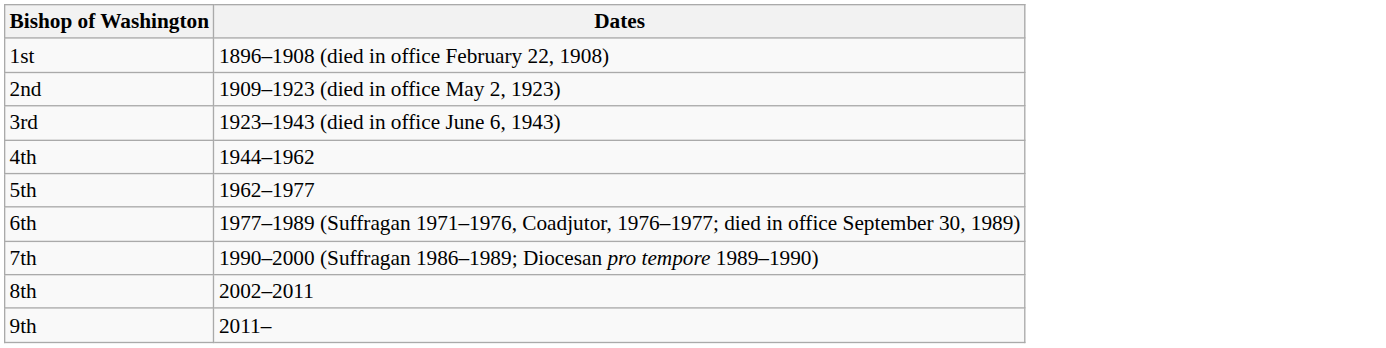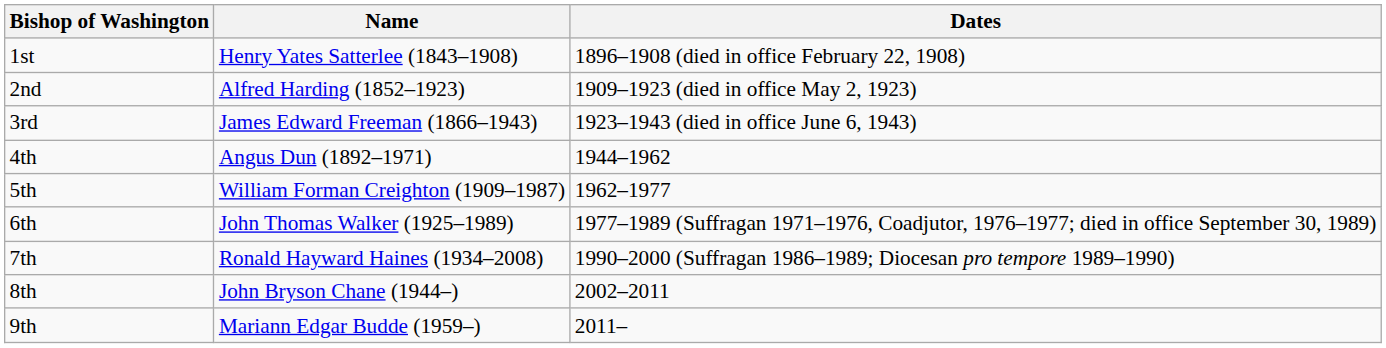+ column: (392, 21)
